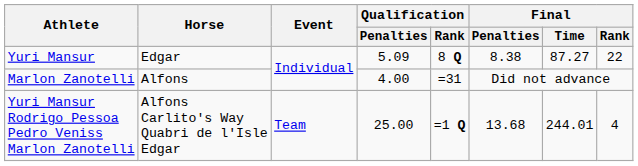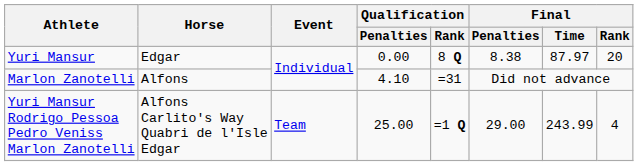(394, 57) 5.09 -> (394, 57) 0.00
(570, 57) 87.27 -> (570, 57) 87.97
(615, 57) 22 -> (615, 57) 20
(394, 79) 4.00 -> (394, 79) 4.10
(506, 125) 13.68 -> (506, 125) 29.00
(570, 125) 244.01 -> (570, 125) 243.99
